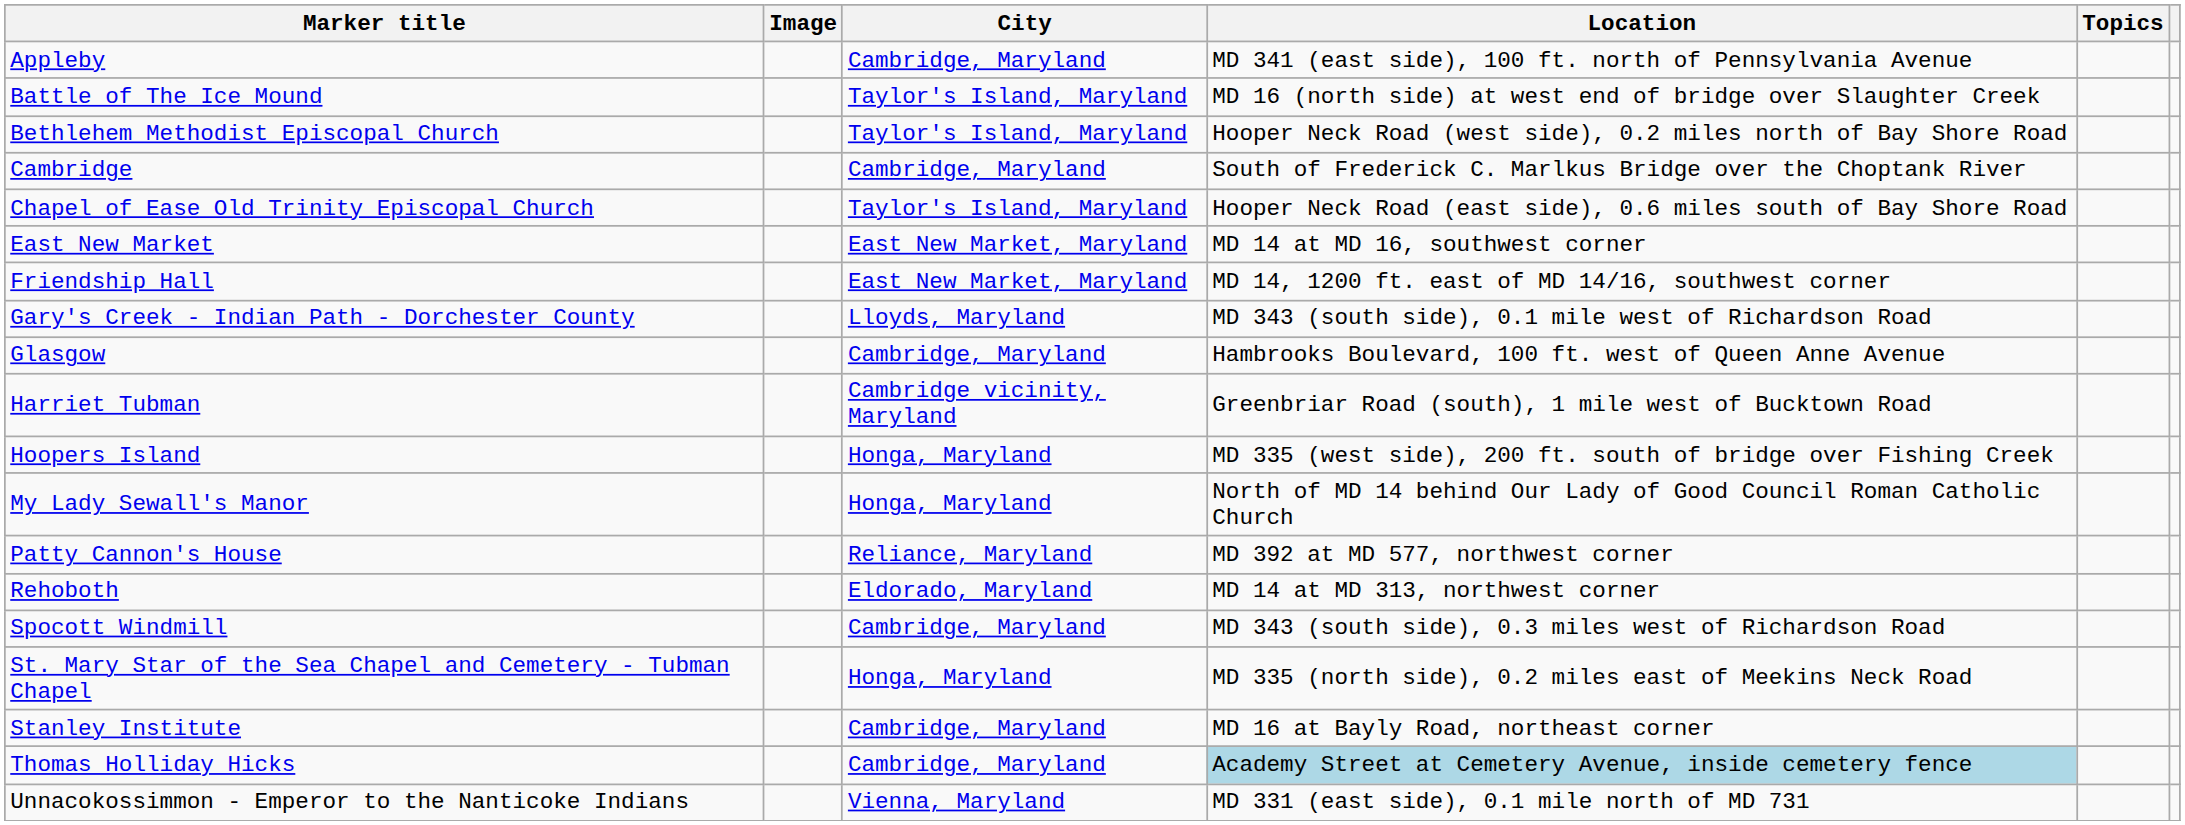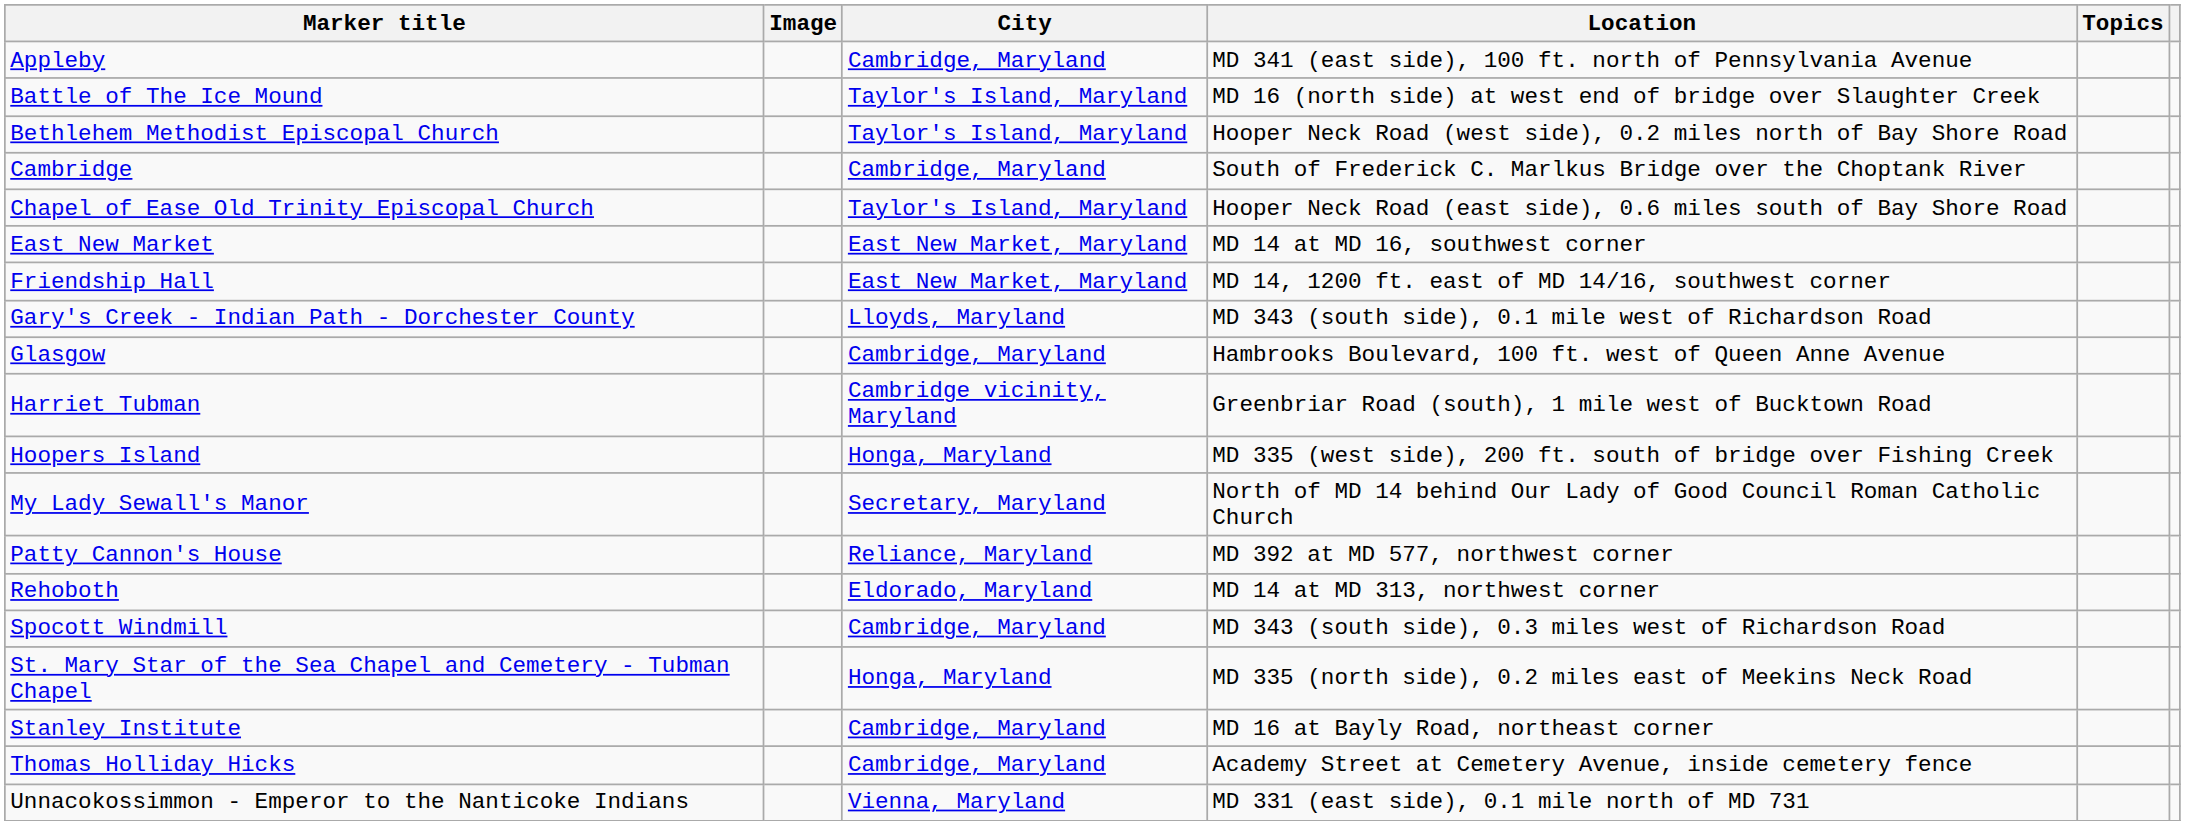(950, 505) Honga, Maryland -> (977, 505) Secretary, Maryland
(1592, 765) lightblue background -> (1592, 765) no background
